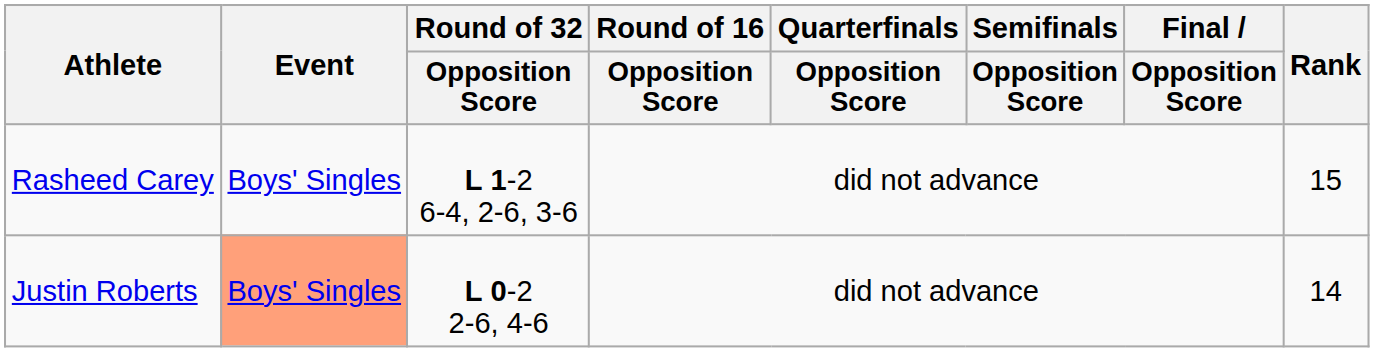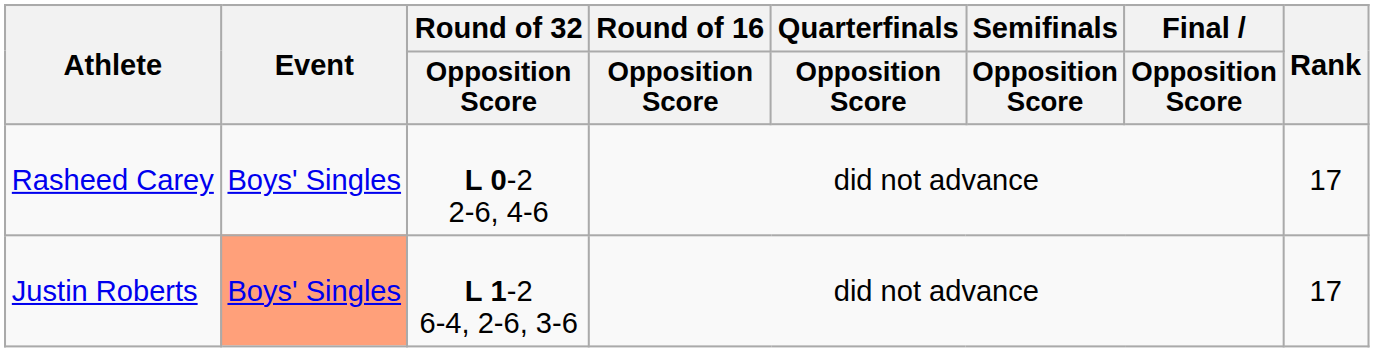(499, 196) L 1-2 6-4, 2-6, 3-6 -> (499, 196) L 0-2 2-6, 4-6
(1326, 180) 15 -> (1326, 180) 17
(499, 307) L 0-2 2-6, 4-6 -> (499, 307) L 1-2 6-4, 2-6, 3-6
(1326, 291) 14 -> (1326, 291) 17
